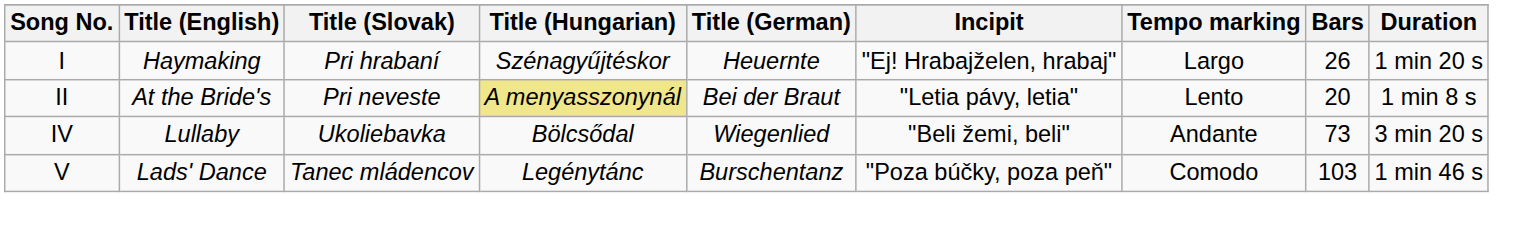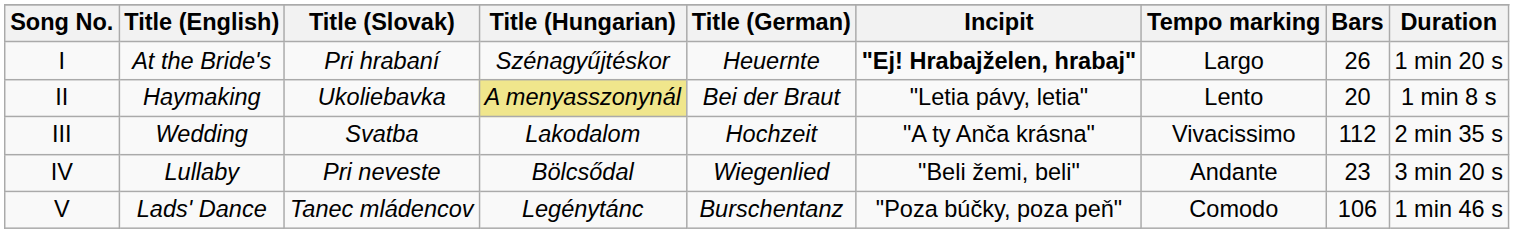(202, 60) Haymaking -> (202, 60) At the Bride's
(989, 60) normal -> (999, 60) bold
(202, 97) At the Bride's -> (202, 97) Haymaking
(382, 97) Pri neveste -> (382, 97) Ukoliebavka
+ row: (62, 135)
(382, 135) Ukoliebavka -> (382, 172) Pri neveste
(1338, 135) 73 -> (1357, 172) 23
(1338, 172) 103 -> (1357, 209) 106
